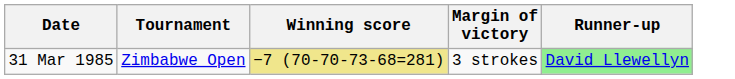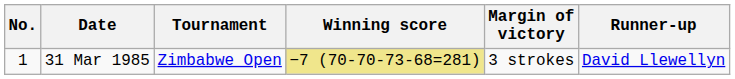+ column: (23, 27)
(617, 62) lightgreen background -> (654, 62) no background
